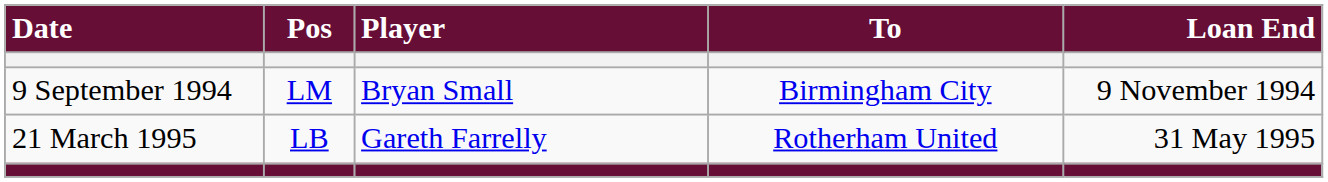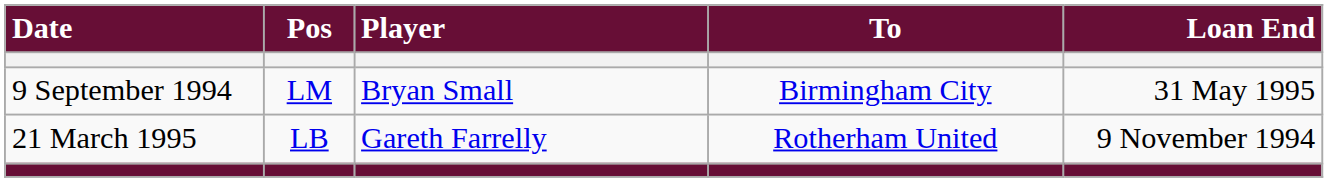(1206, 90) 9 November 1994 -> (1234, 90) 31 May 1995
(1234, 138) 31 May 1995 -> (1206, 138) 9 November 1994
